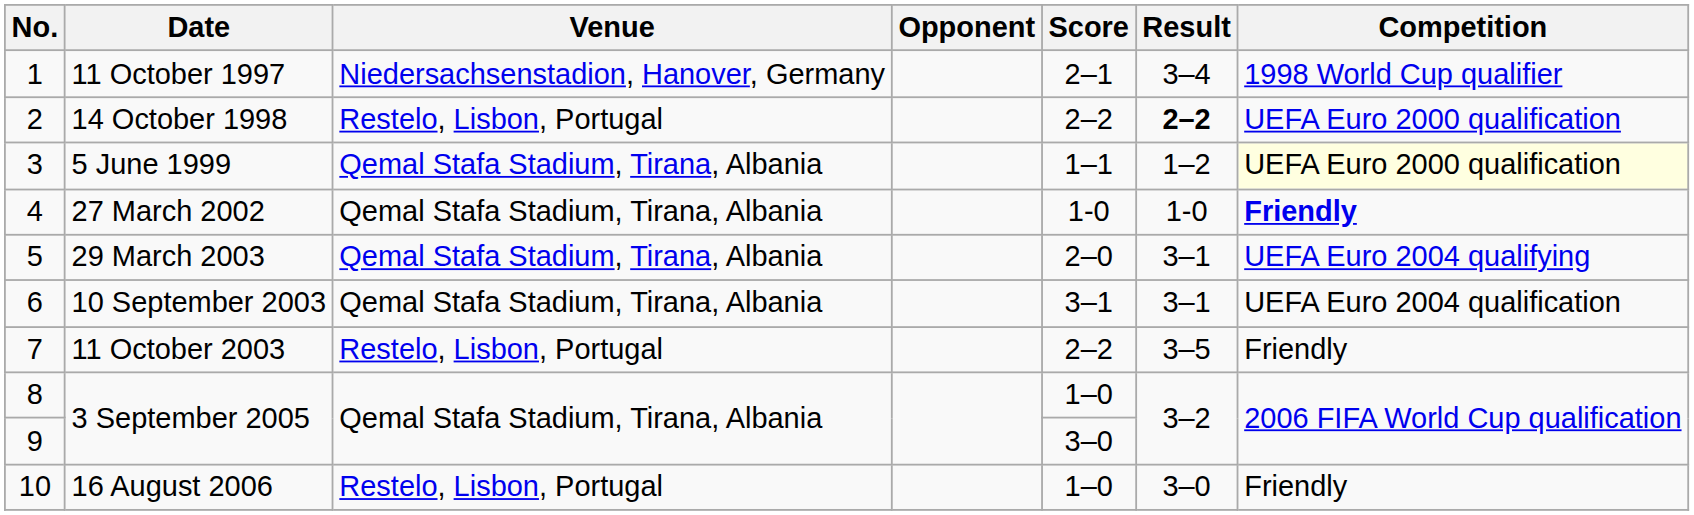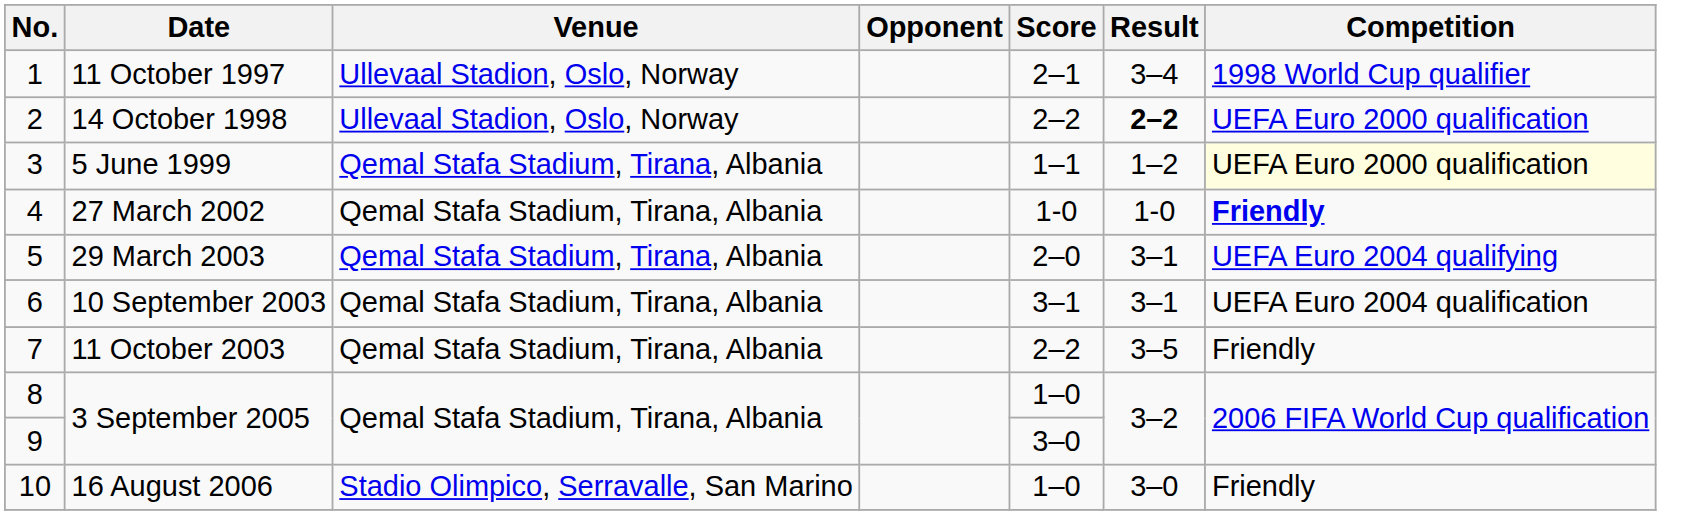(612, 73) Niedersachsenstadion, Hanover, Germany -> (539, 73) Ullevaal Stadion, Oslo, Norway
(501, 119) Restelo, Lisbon, Portugal -> (539, 119) Ullevaal Stadion, Oslo, Norway
(501, 348) Restelo, Lisbon, Portugal -> (581, 348) Qemal Stafa Stadium, Tirana, Albania
(501, 486) Restelo, Lisbon, Portugal -> (596, 486) Stadio Olimpico, Serravalle, San Marino
